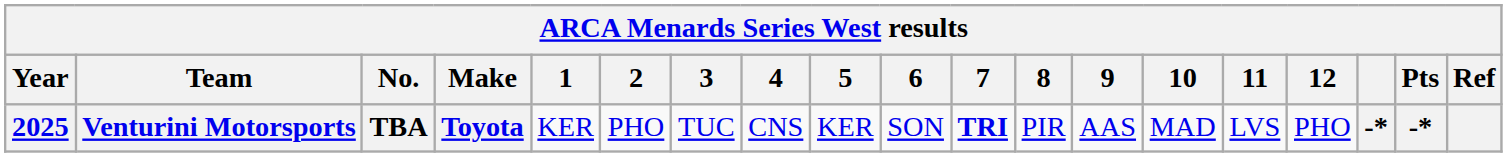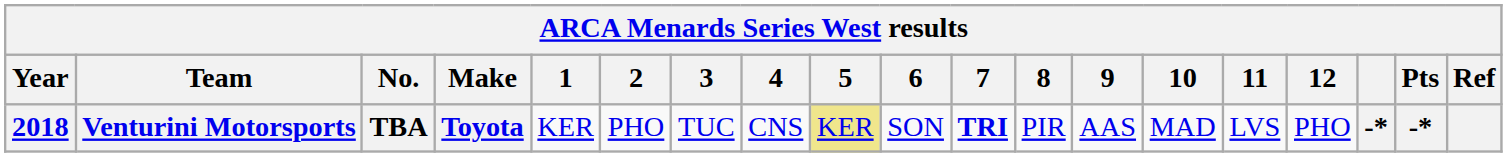(40, 127) 2025 -> (40, 127) 2018
(845, 127) no background -> (845, 127) khaki background
